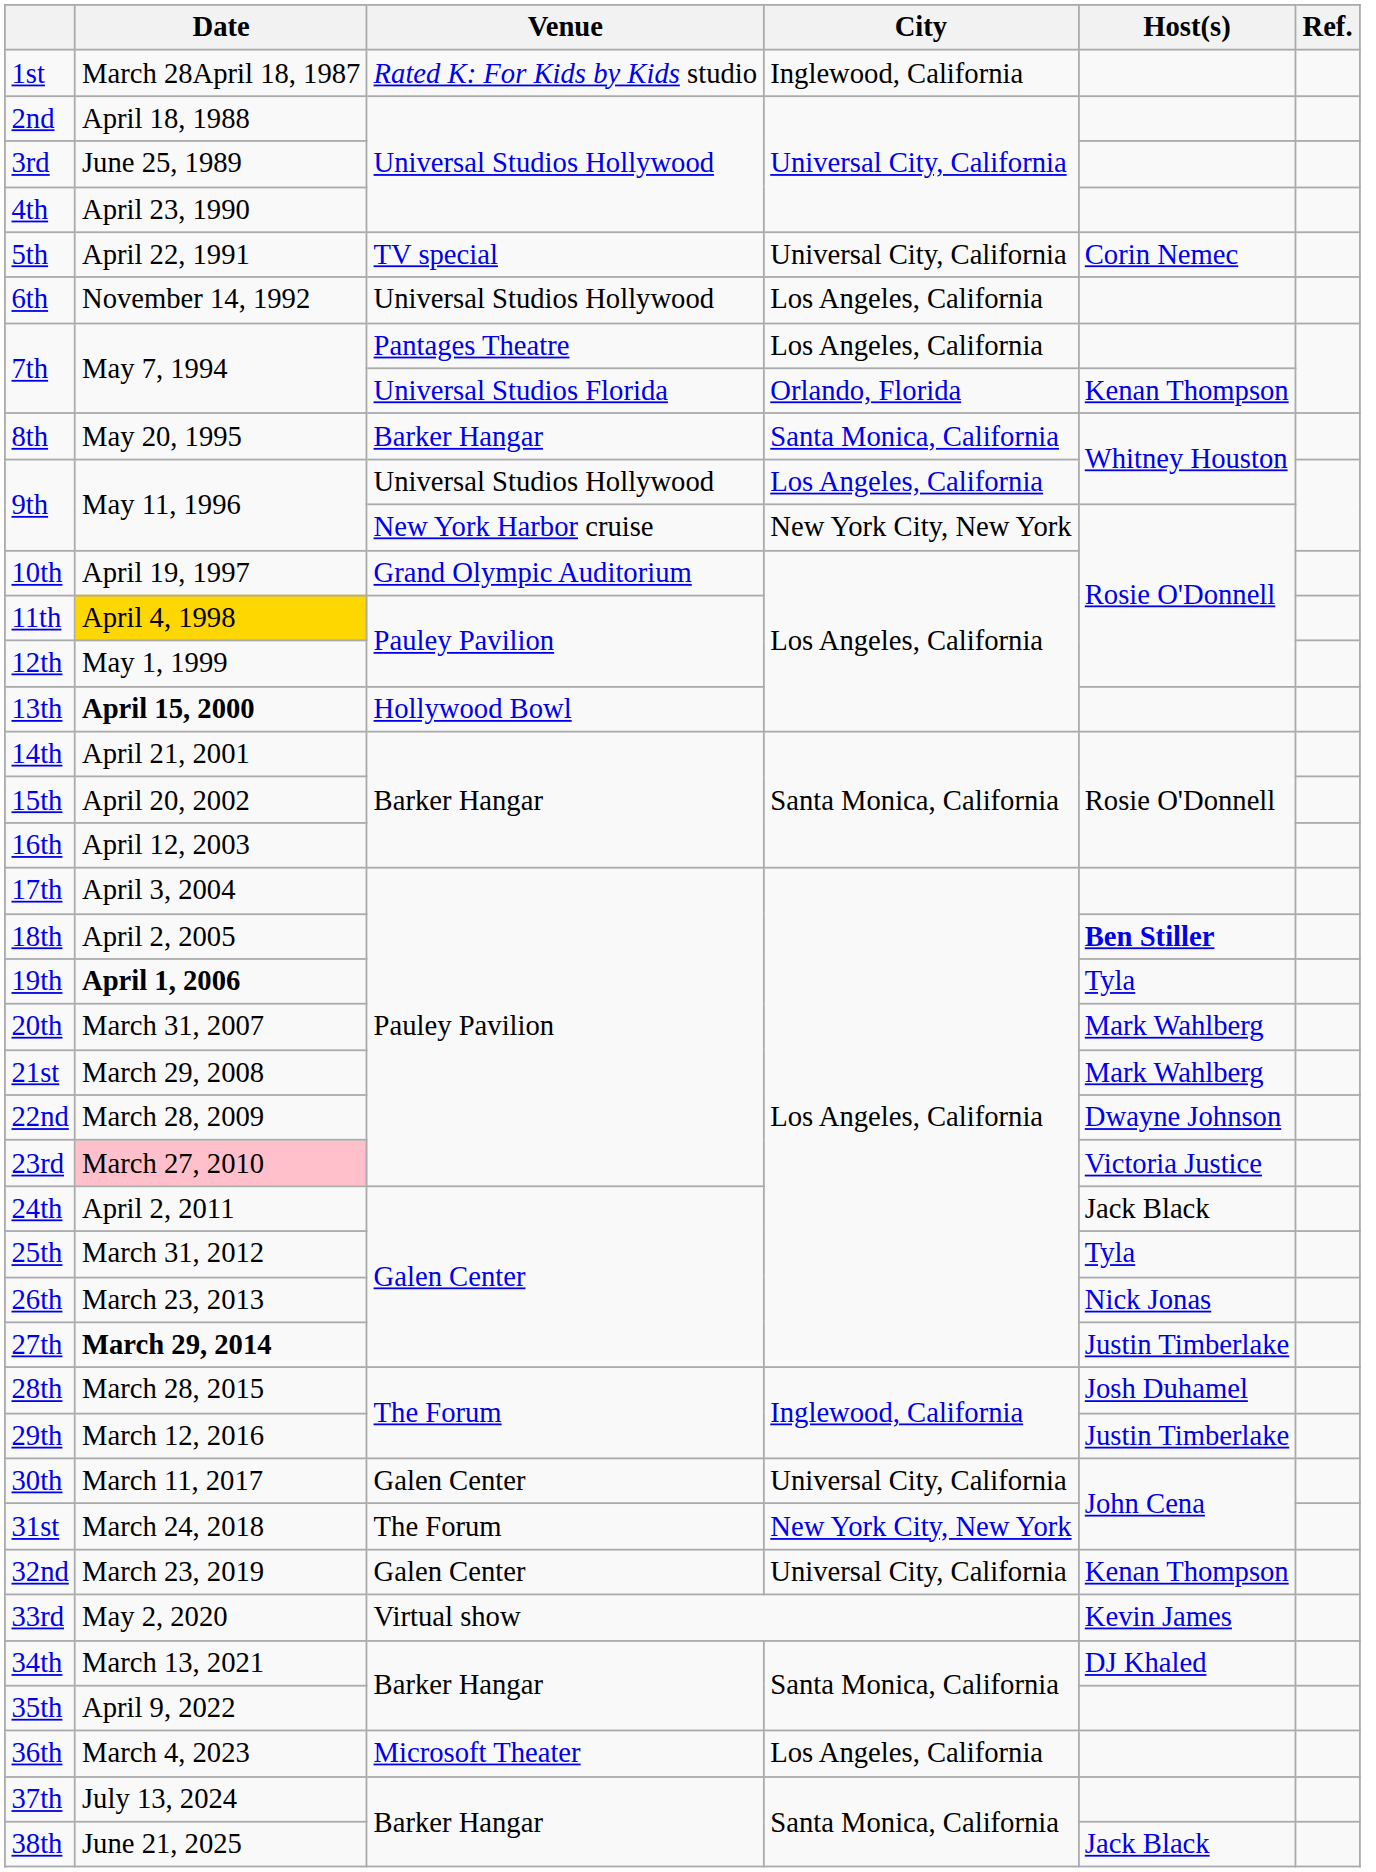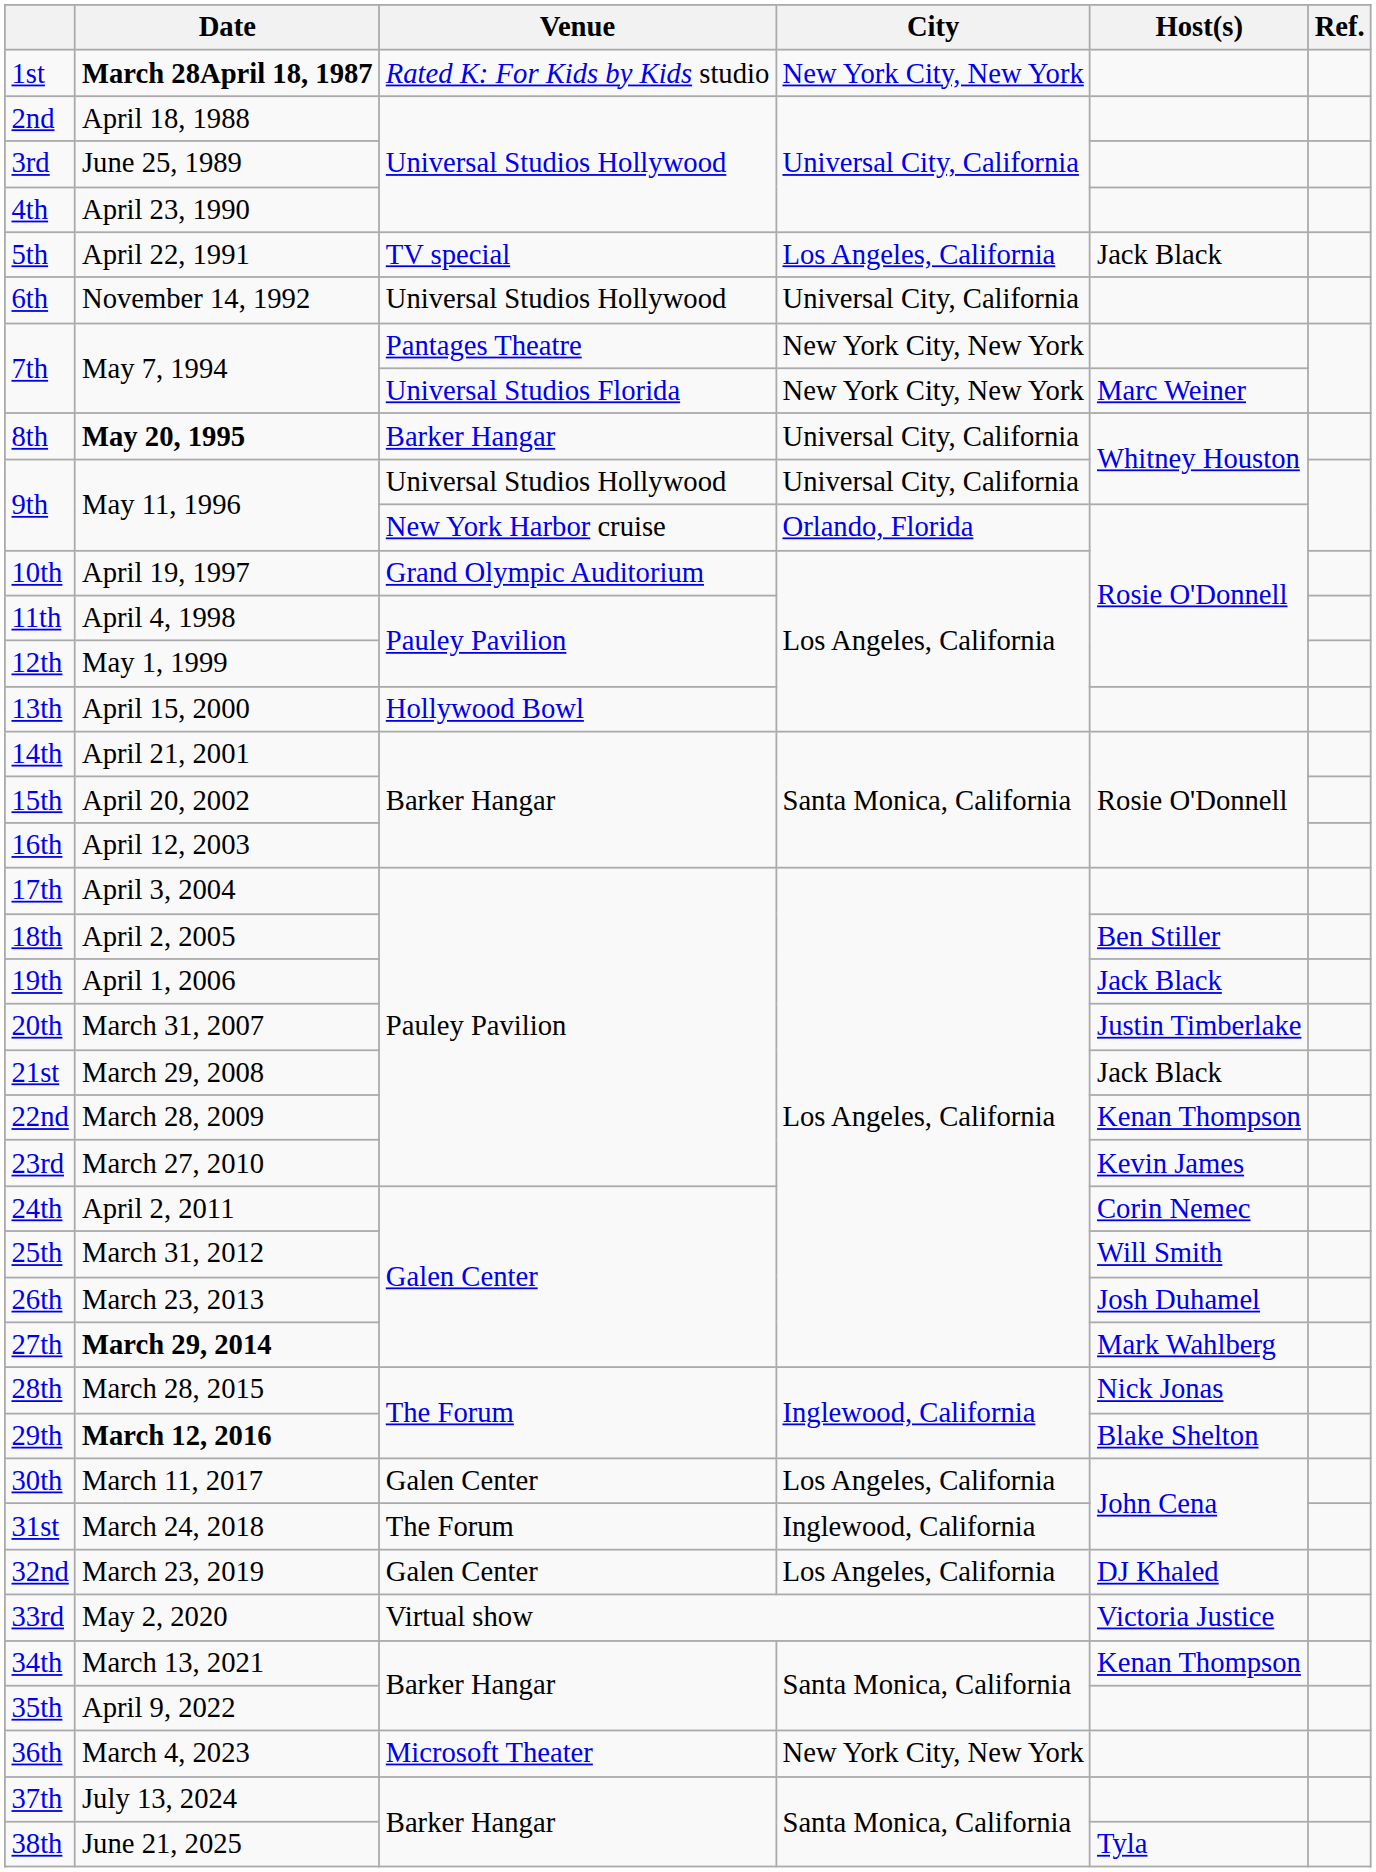(221, 72) normal -> (227, 72) bold
(897, 72) Inglewood, California -> (933, 72) New York City, New York
(918, 254) Universal City, California -> (919, 254) Los Angeles, California
(1162, 254) Corin Nemec -> (1159, 254) Jack Black
(907, 299) Los Angeles, California -> (931, 299) Universal City, California
(907, 345) Los Angeles, California -> (933, 345) New York City, New York
(866, 390) Orlando, Florida -> (933, 390) New York City, New York
(1187, 390) Kenan Thompson -> (1172, 390) Marc Weiner
(162, 436) normal -> (164, 436) bold
(915, 436) Santa Monica, California -> (931, 436) Universal City, California
(907, 481) Los Angeles, California -> (931, 481) Universal City, California
(921, 526) New York City, New York -> (878, 526) Orlando, Florida
(159, 617) gold background -> (159, 617) no background
(168, 708) bold -> (166, 708) normal
(1150, 935) bold -> (1159, 935) normal
(161, 981) bold -> (159, 981) normal
(1110, 981) Tyla -> (1159, 981) Jack Black
(1174, 1026) Mark Wahlberg -> (1199, 1026) Justin Timberlake
(1174, 1071) Mark Wahlberg -> (1159, 1071) Jack Black
(1183, 1117) Dwayne Johnson -> (1199, 1117) Kenan Thompson
(173, 1162) pink background -> (173, 1162) no background
(1173, 1162) Victoria Justice -> (1171, 1162) Kevin James
(1147, 1208) Jack Black -> (1174, 1208) Corin Nemec
(1110, 1253) Tyla -> (1160, 1253) Will Smith
(1148, 1299) Nick Jonas -> (1179, 1299) Josh Duhamel
(1187, 1344) Justin Timberlake -> (1186, 1344) Mark Wahlberg
(1166, 1389) Josh Duhamel -> (1160, 1389) Nick Jonas
(173, 1435) normal -> (177, 1435) bold
(1187, 1435) Justin Timberlake -> (1178, 1435) Blake Shelton
(918, 1480) Universal City, California -> (919, 1480) Los Angeles, California
(921, 1526) New York City, New York -> (909, 1526) Inglewood, California
(918, 1571) Universal City, California -> (919, 1571) Los Angeles, California
(1187, 1571) Kenan Thompson -> (1158, 1571) DJ Khaled
(1158, 1616) Kevin James -> (1186, 1616) Victoria Justice
(1146, 1662) DJ Khaled -> (1199, 1662) Kenan Thompson
(907, 1753) Los Angeles, California -> (933, 1753) New York City, New York
(1147, 1844) Jack Black -> (1122, 1844) Tyla
